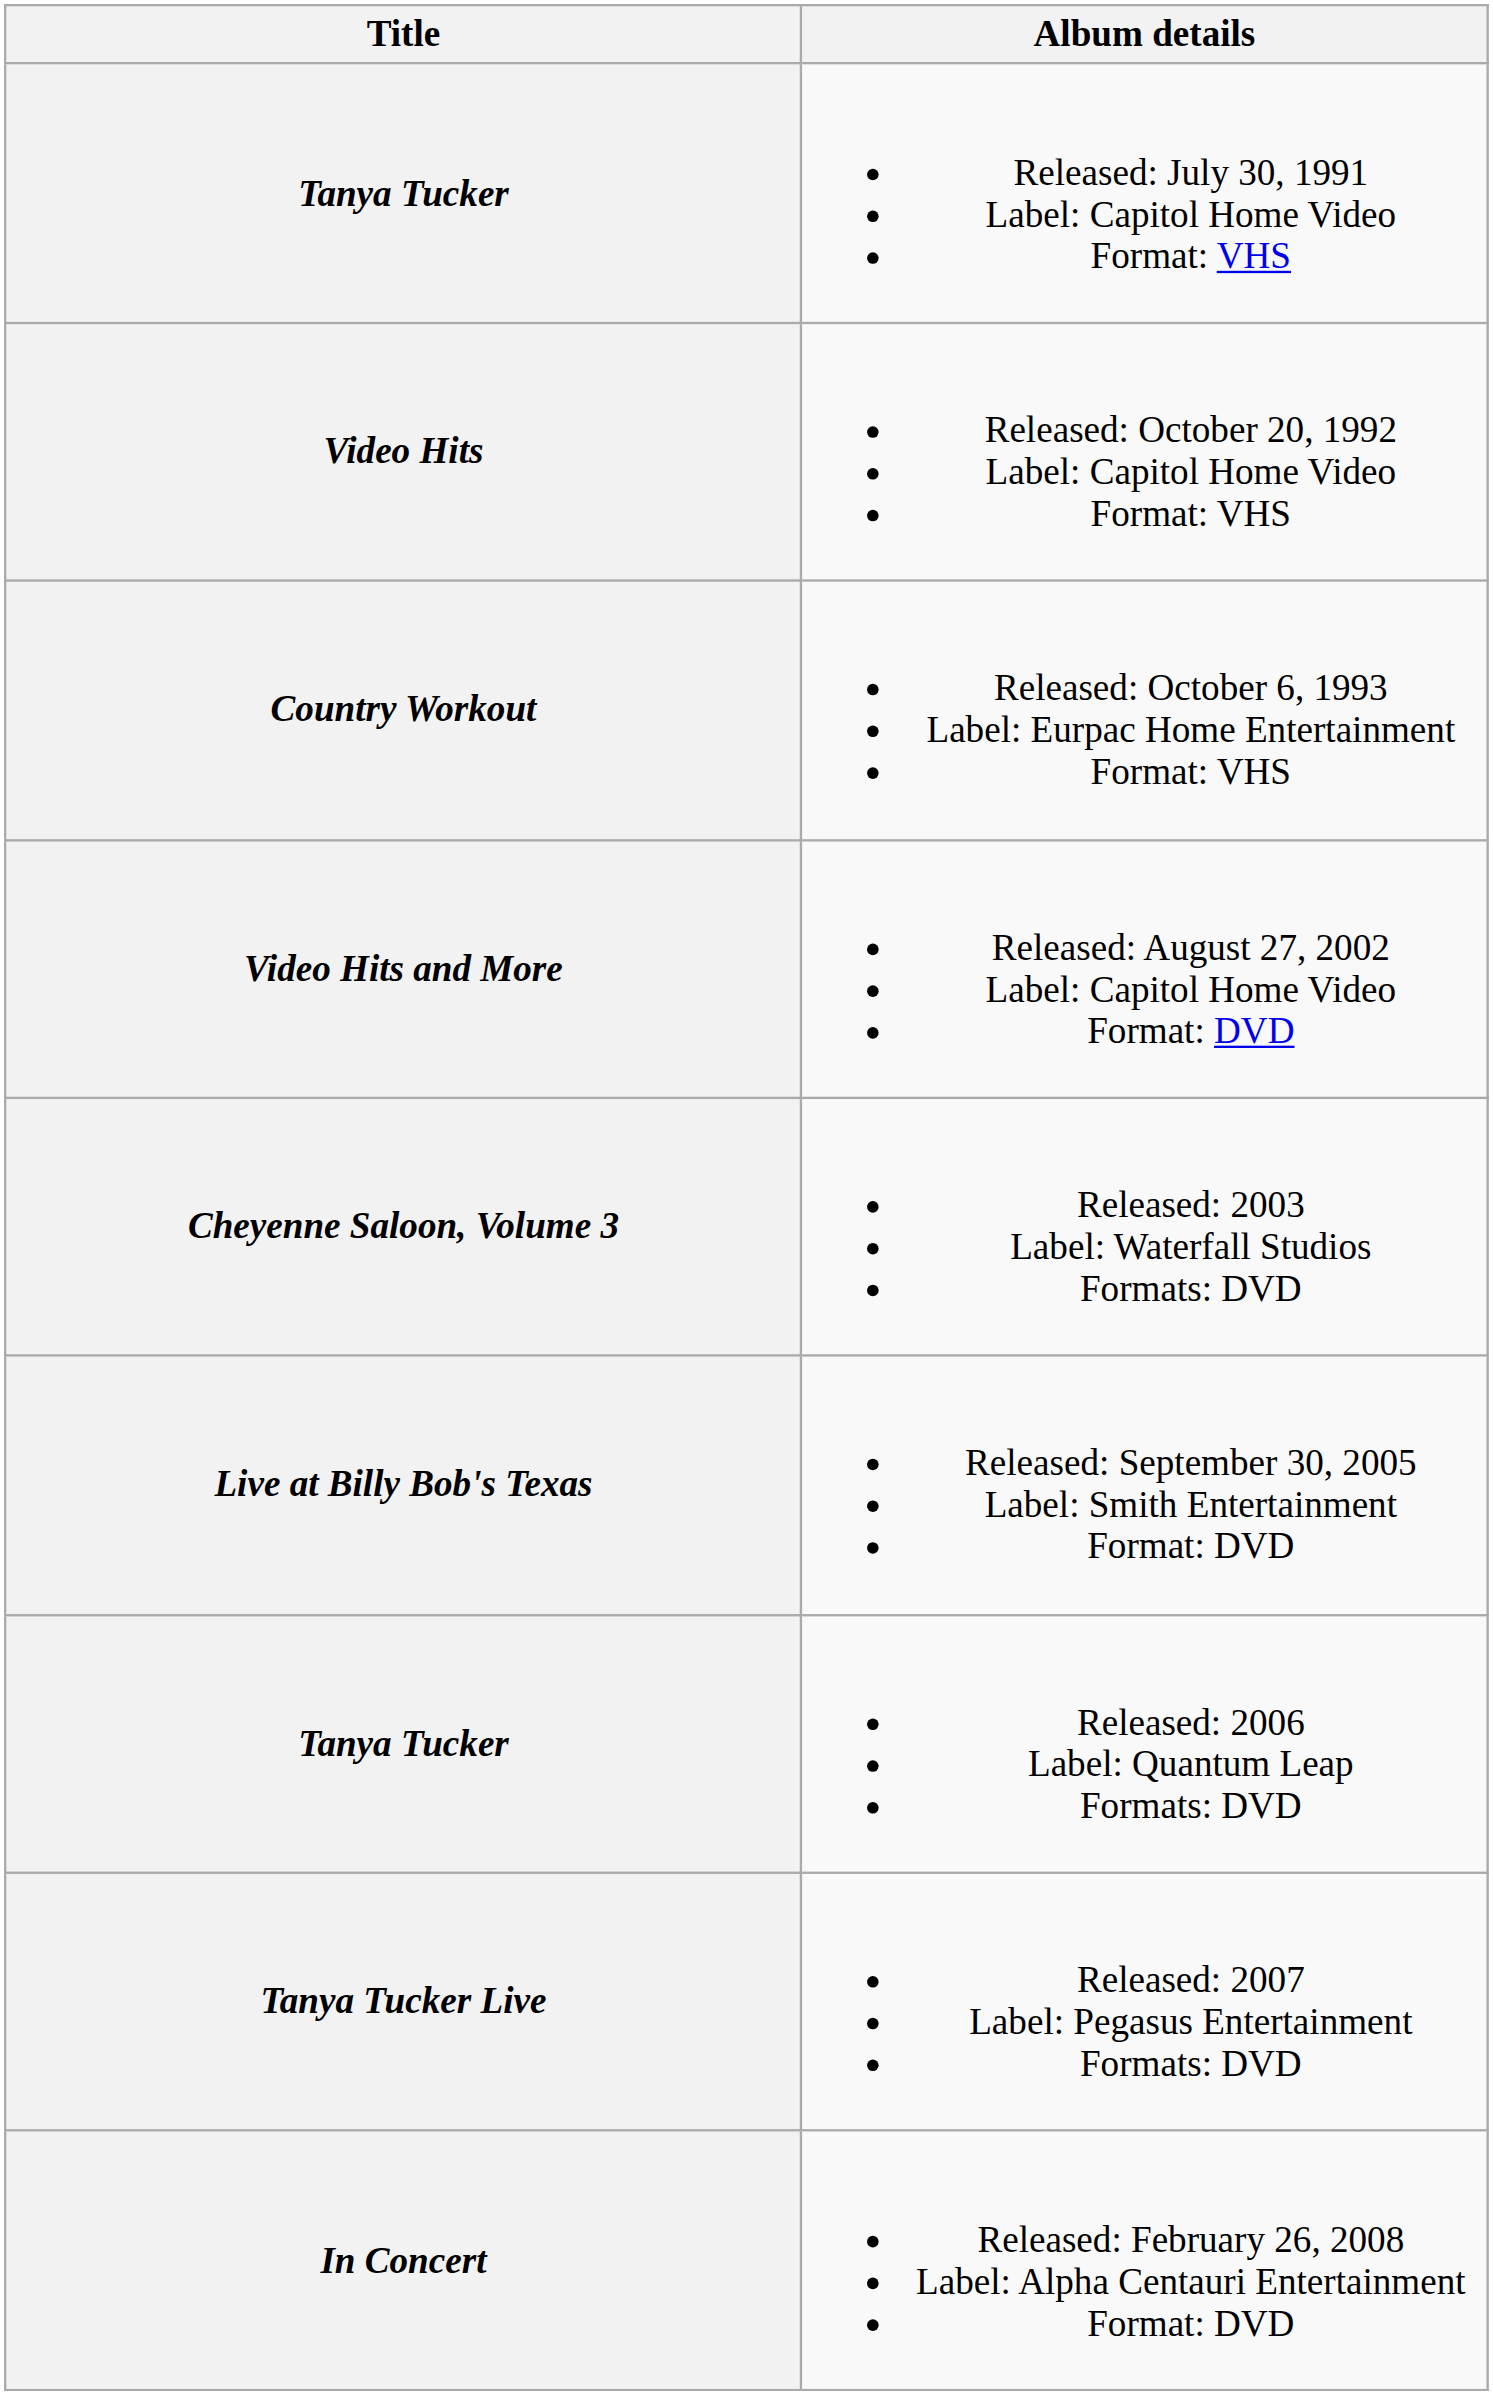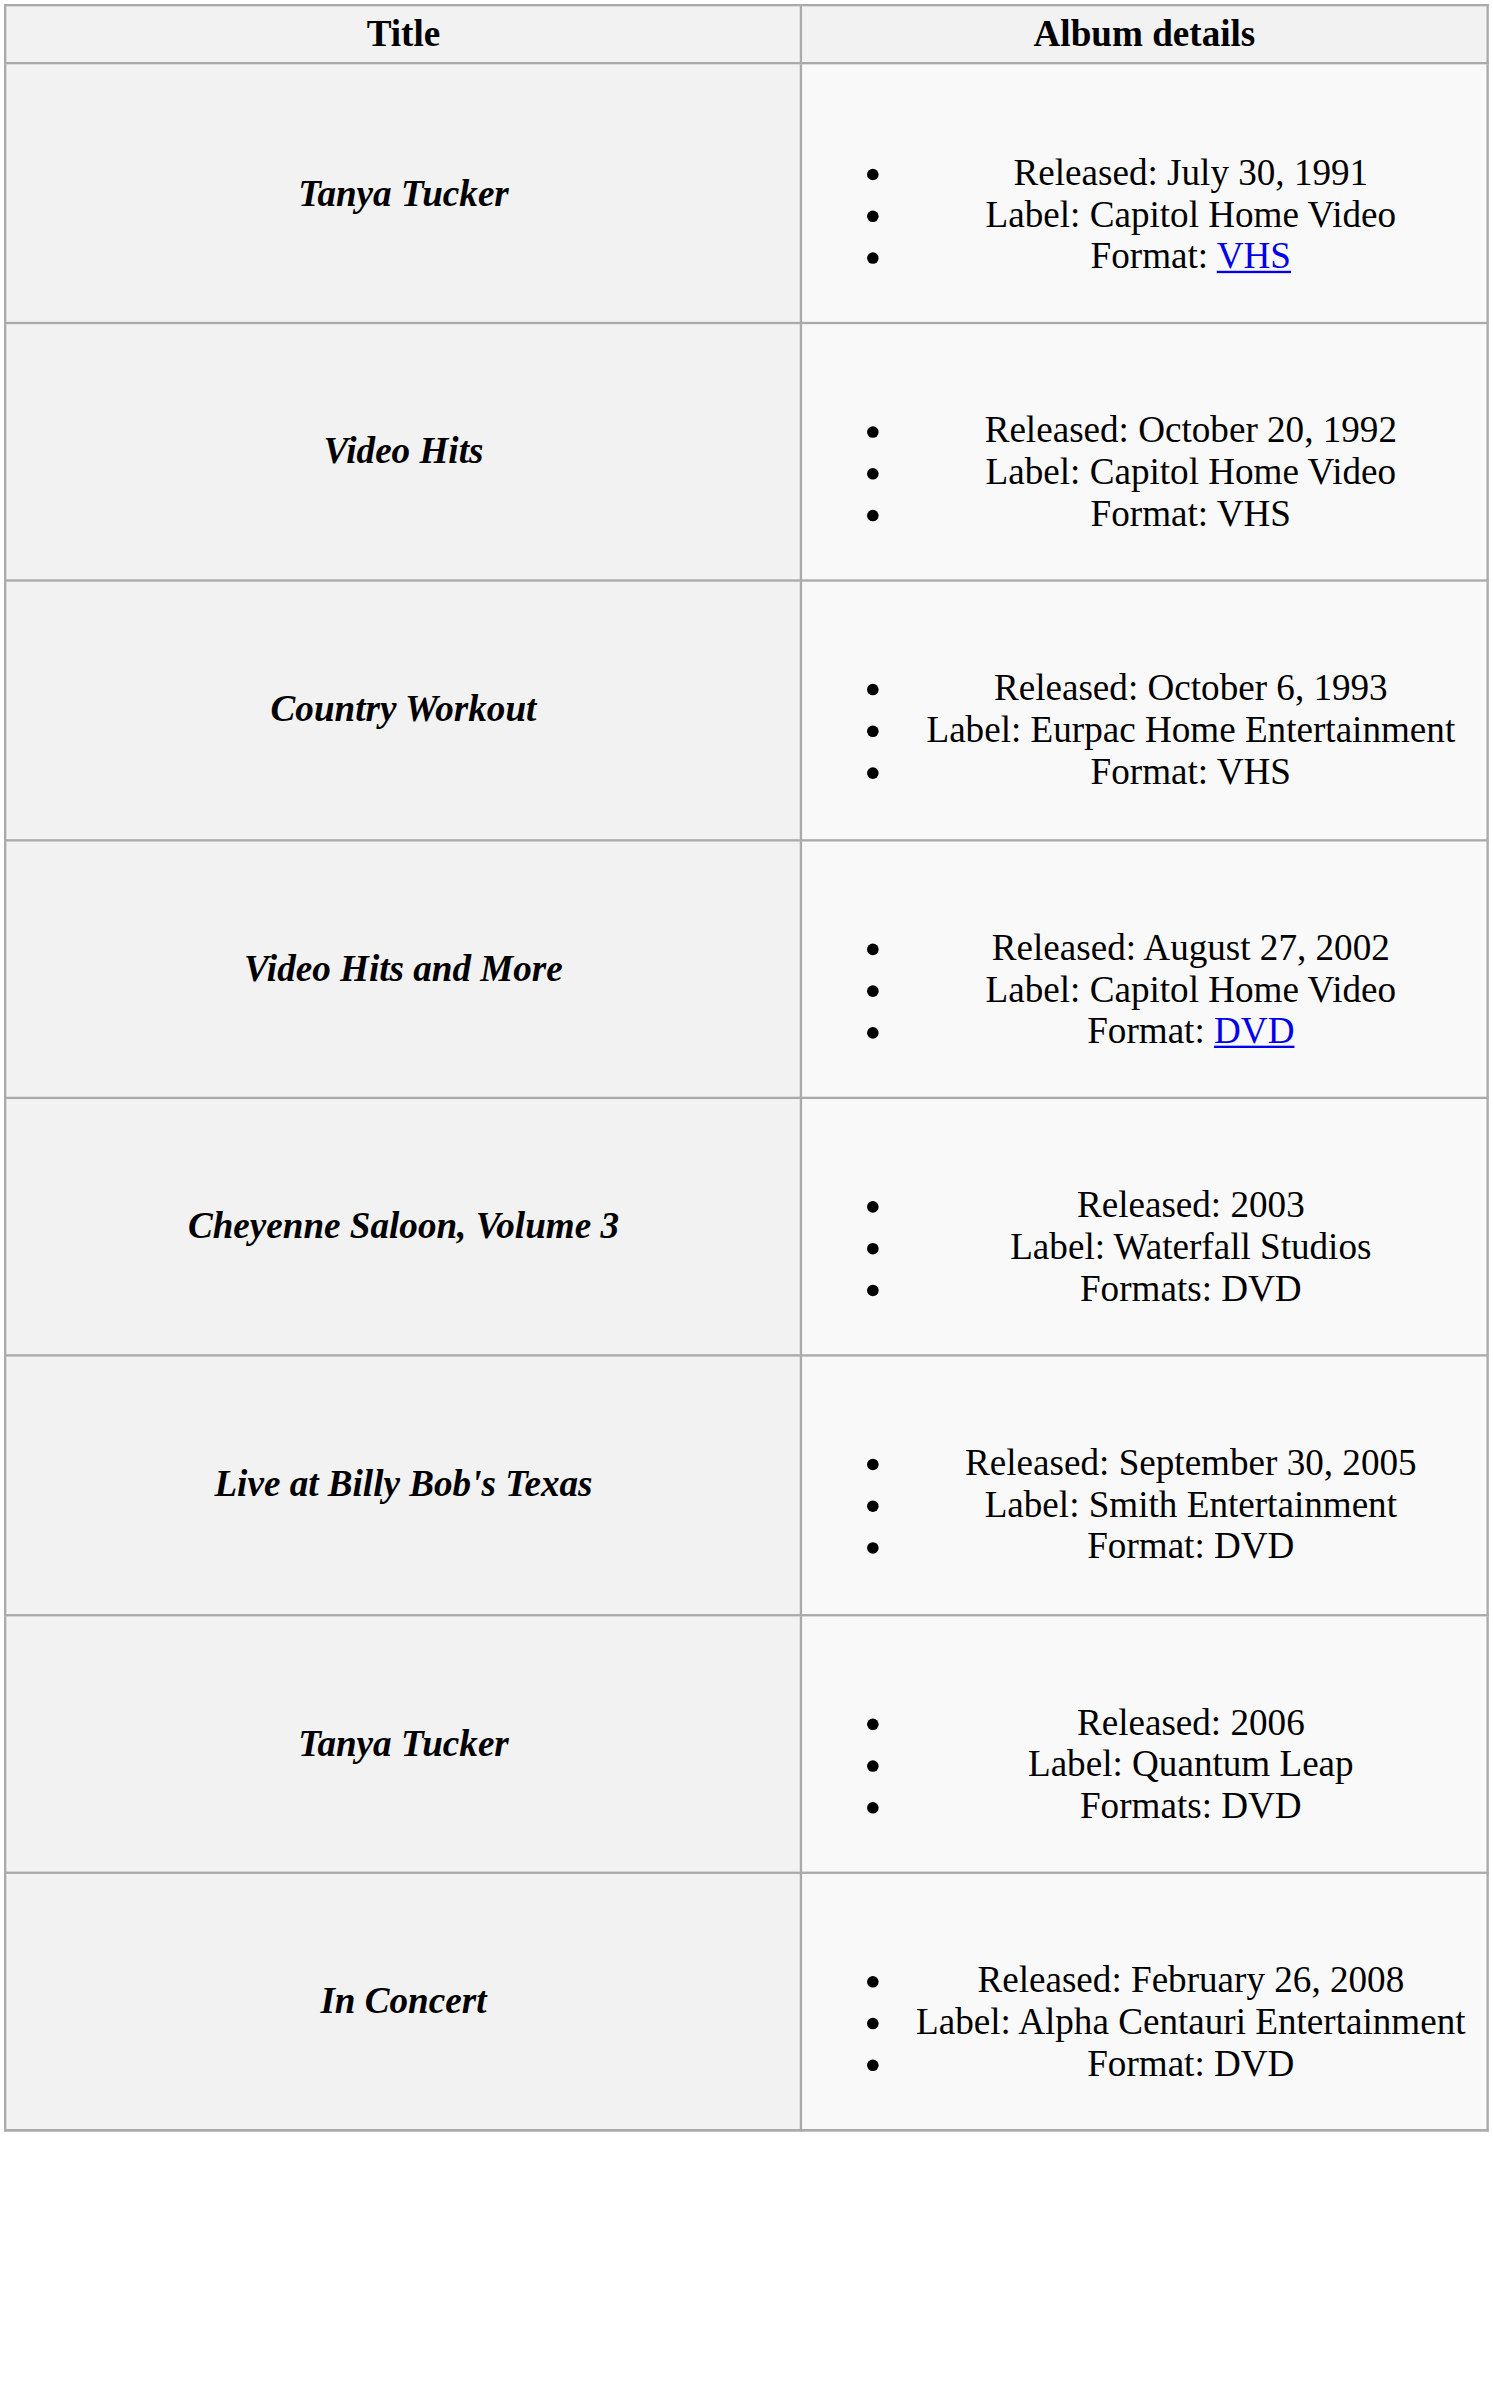- row: (1144, 2023)
